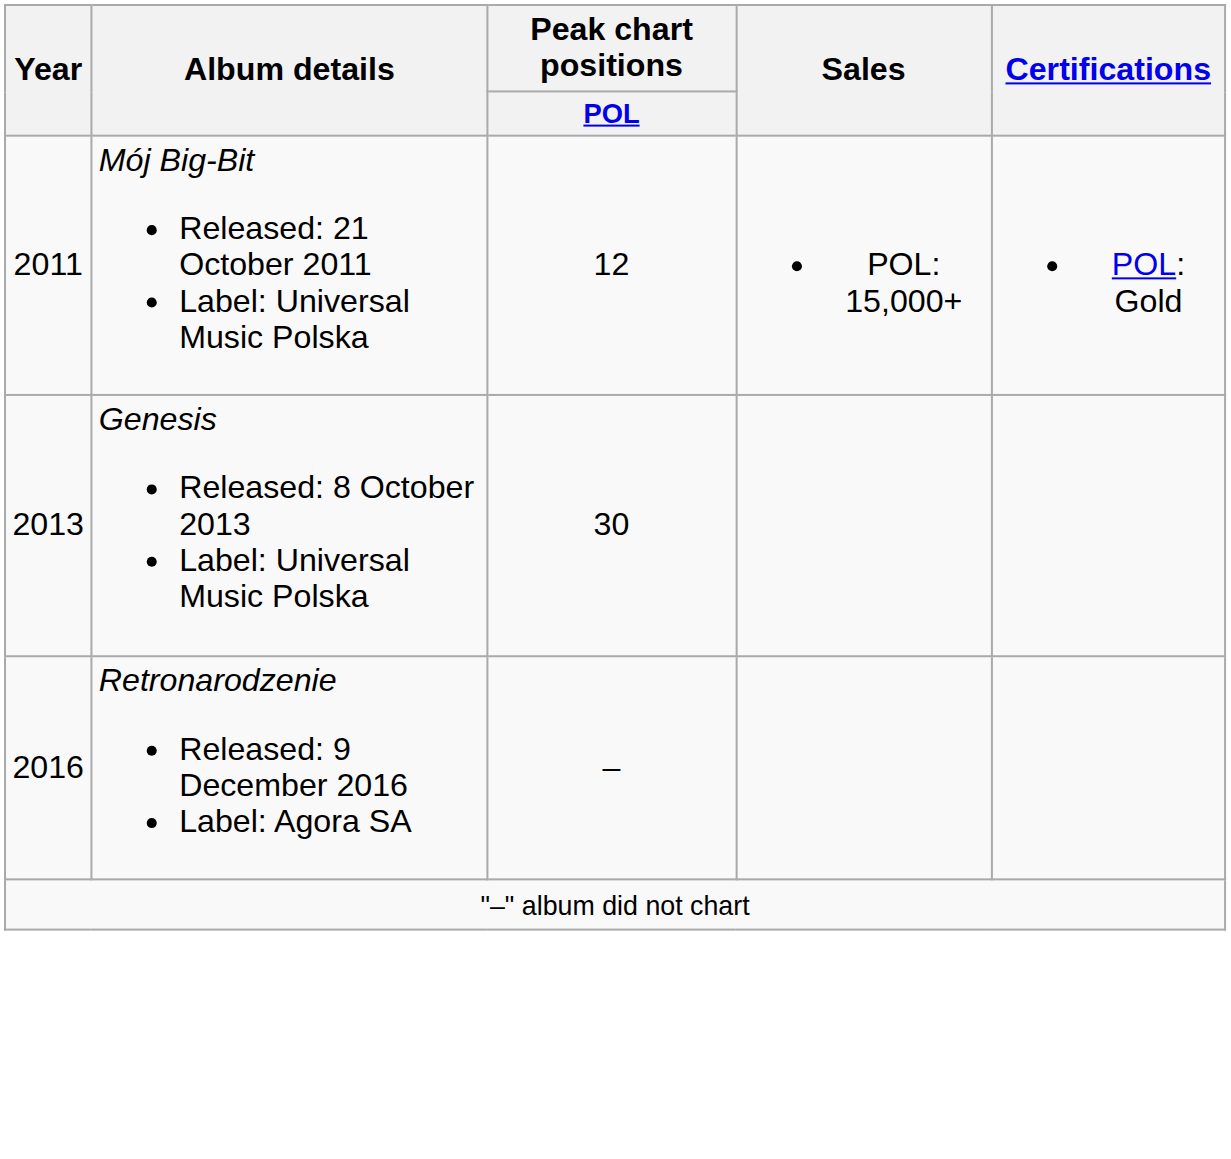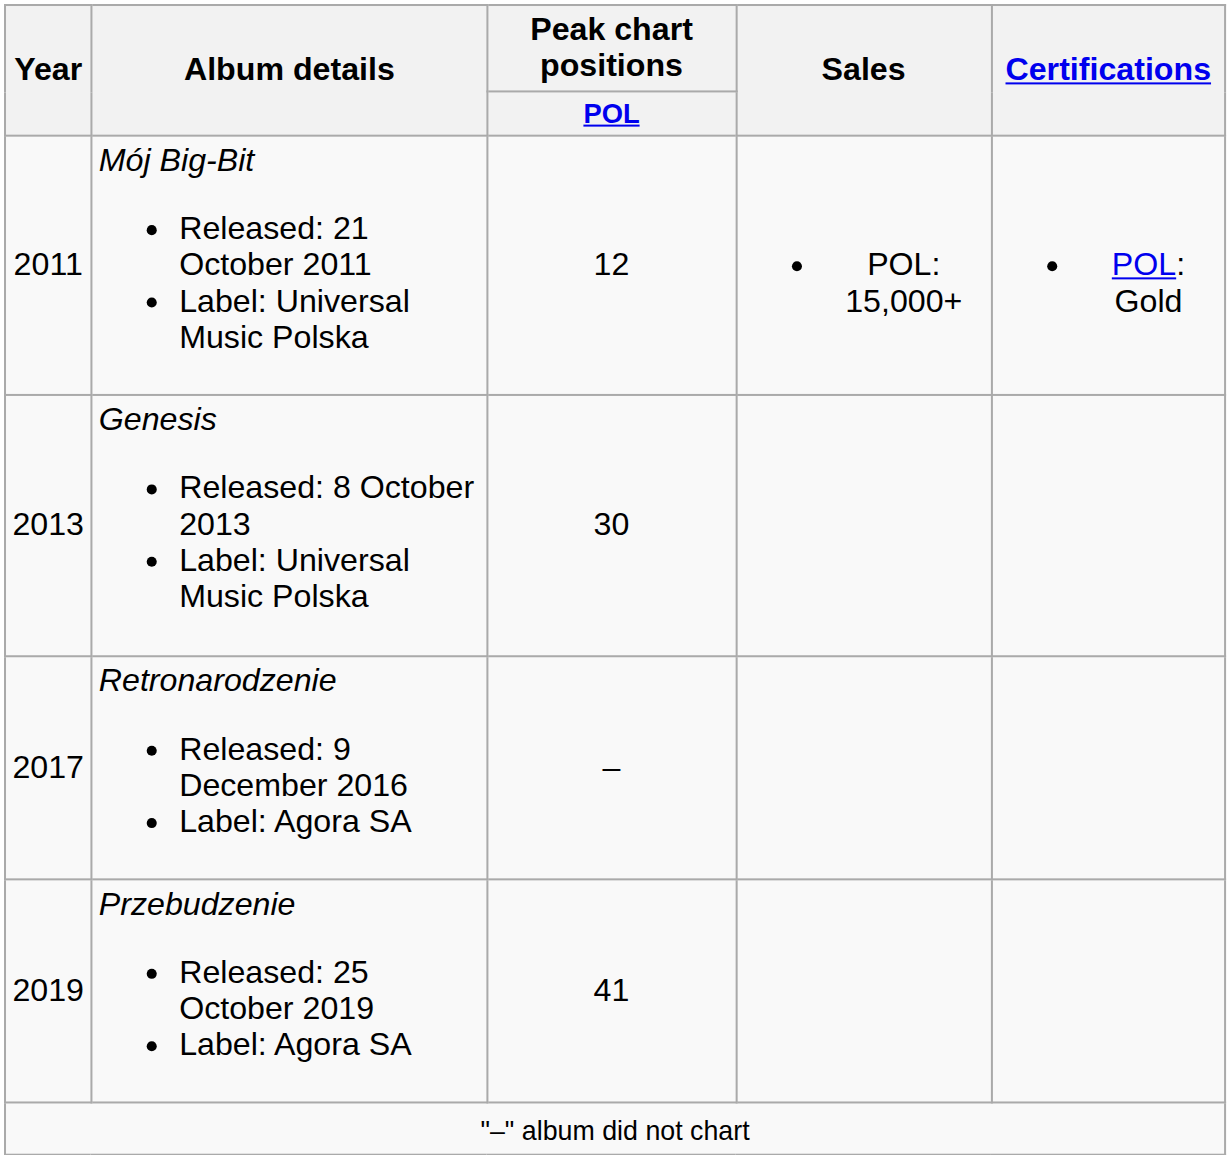(48, 766) 2016 -> (48, 766) 2017
+ row: (289, 975)
